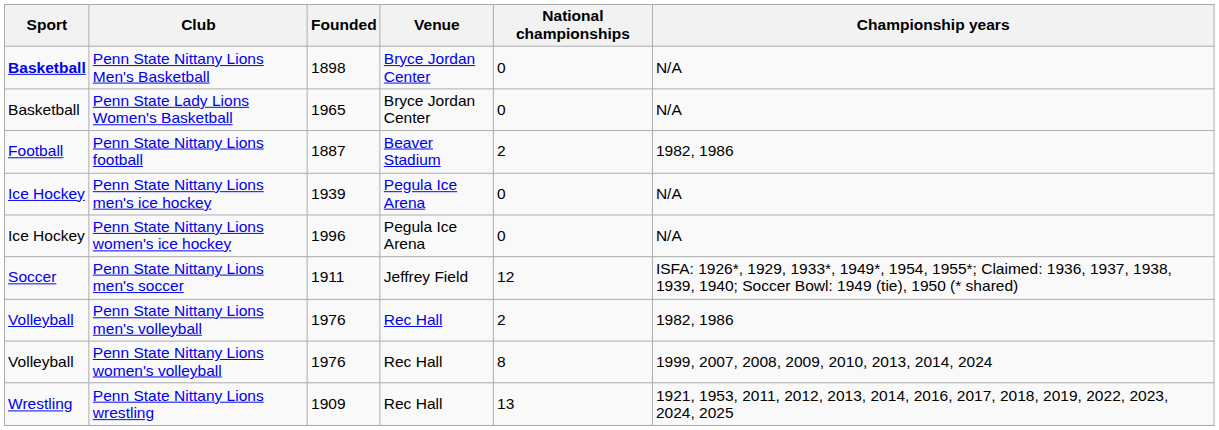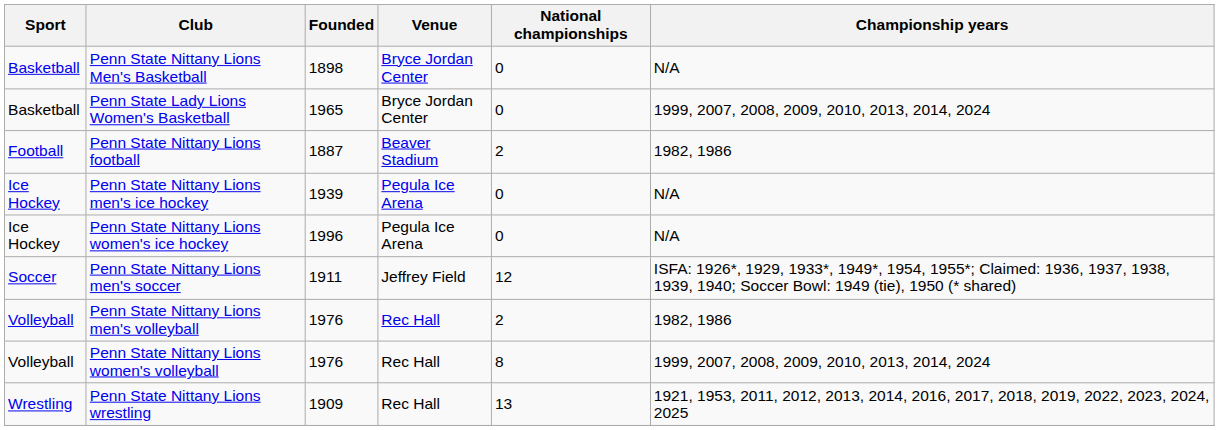(47, 67) bold -> (44, 67) normal
(669, 109) N/A -> (822, 109) 1999, 2007, 2008, 2009, 2010, 2013, 2014, 2024
